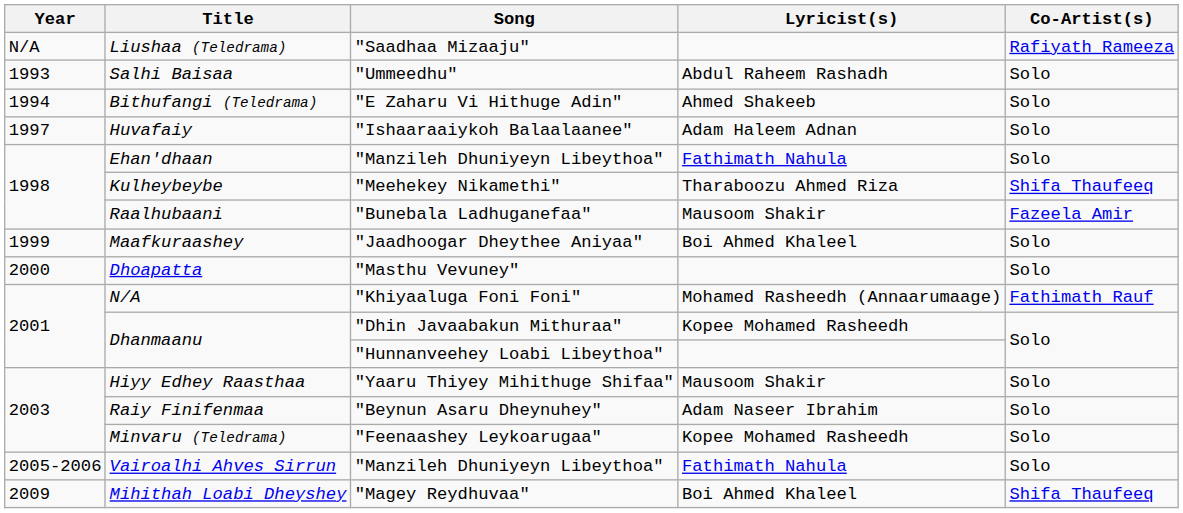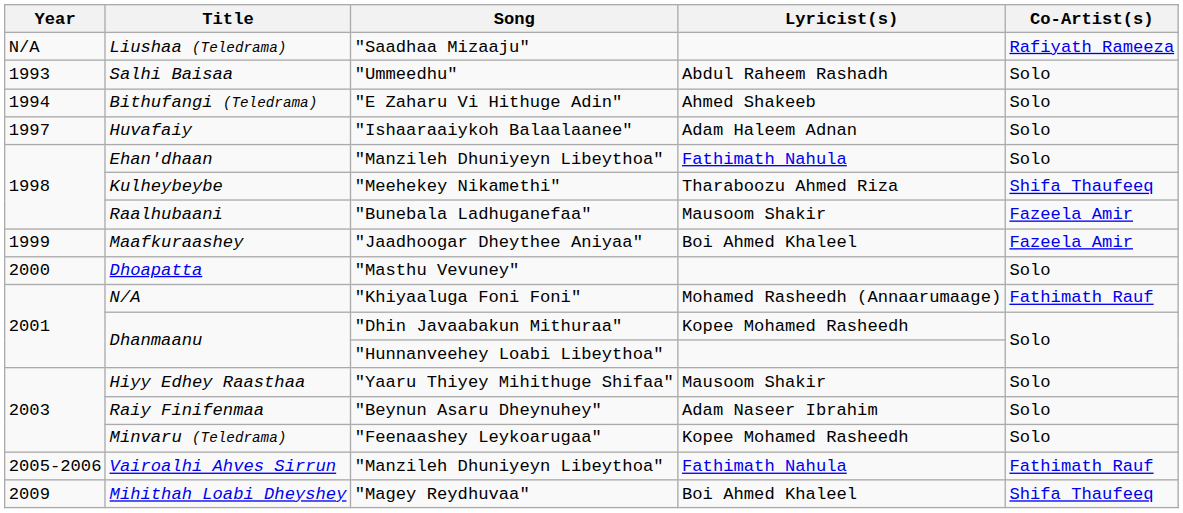(1030, 242) Solo -> (1071, 242) Fazeela Amir
(1030, 466) Solo -> (1082, 466) Fathimath Rauf
